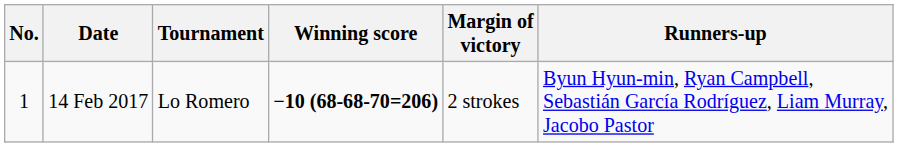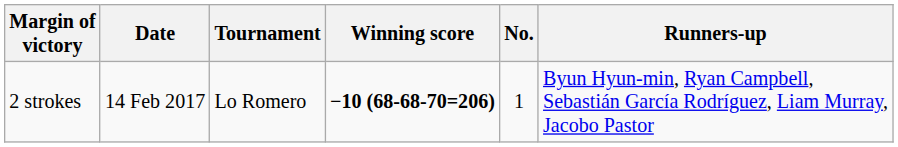columns swapped: (24, 33) <-> (491, 33)
